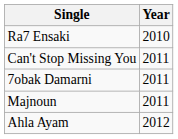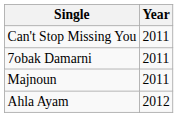- row: (39, 36)
